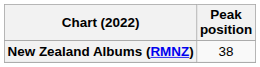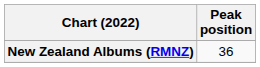(226, 51) 38 -> (226, 51) 36
